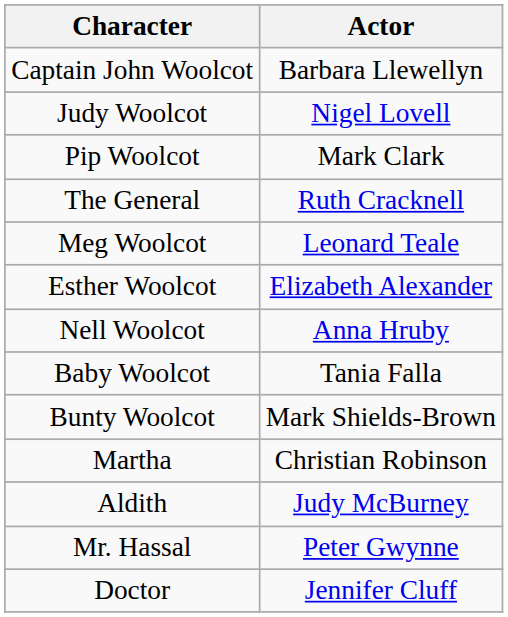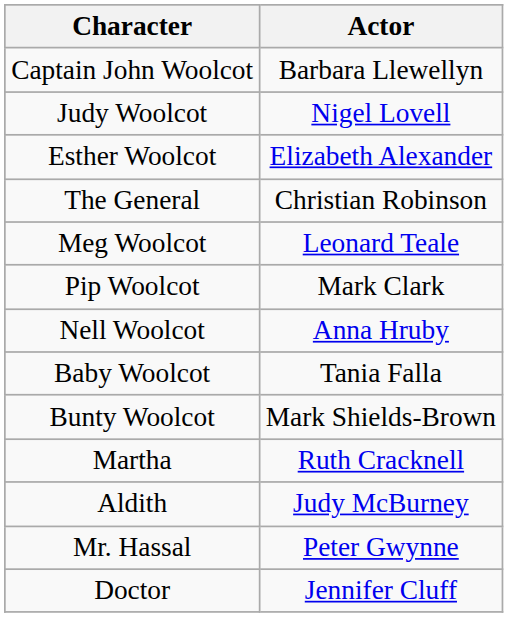rows swapped: (132, 286) <-> (132, 156)
(381, 199) Ruth Cracknell -> (381, 199) Christian Robinson
(381, 460) Christian Robinson -> (381, 460) Ruth Cracknell
